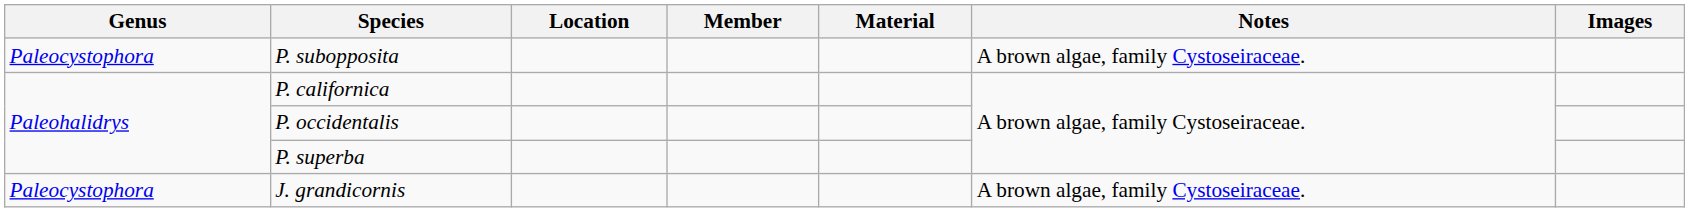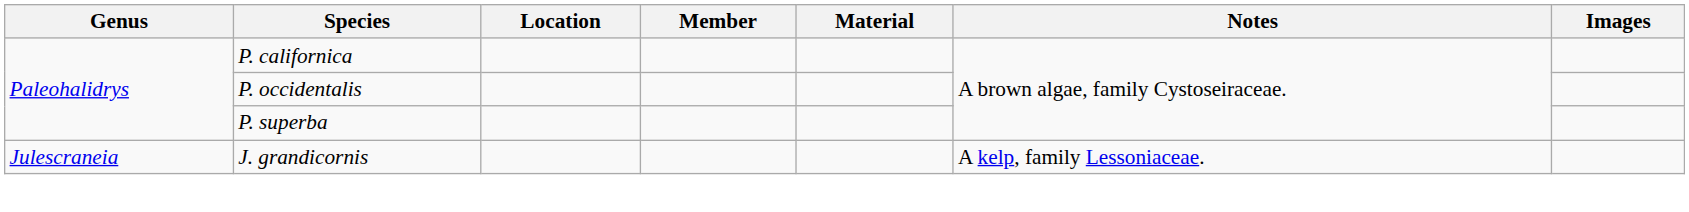- row: (337, 55)
(82, 190) Paleocystophora -> (64, 156) Julescraneia
(1141, 190) A brown algae, family Cystoseiraceae. -> (1081, 156) A kelp, family Lessoniaceae.
